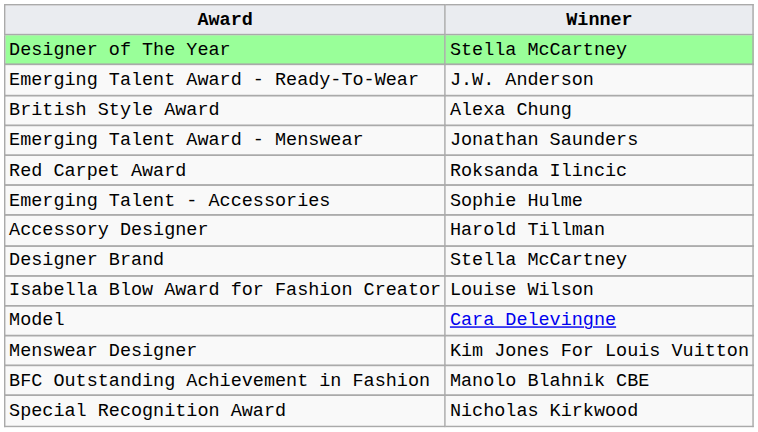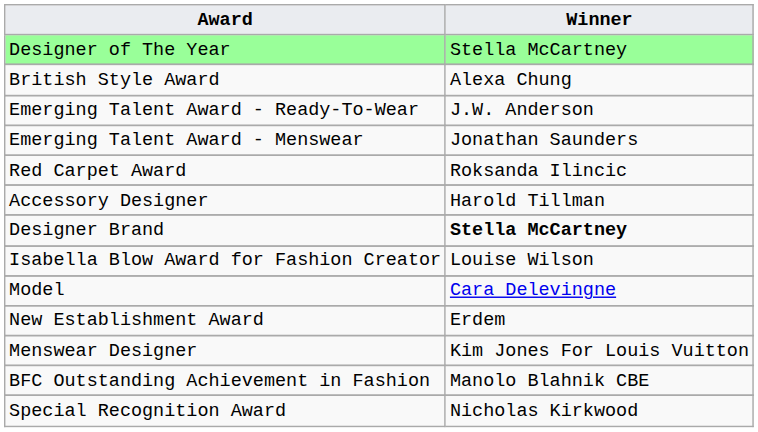rows swapped: (114, 110) <-> (214, 80)
- row: (170, 200)
(539, 260) normal -> (539, 230) bold
+ row: (137, 321)
